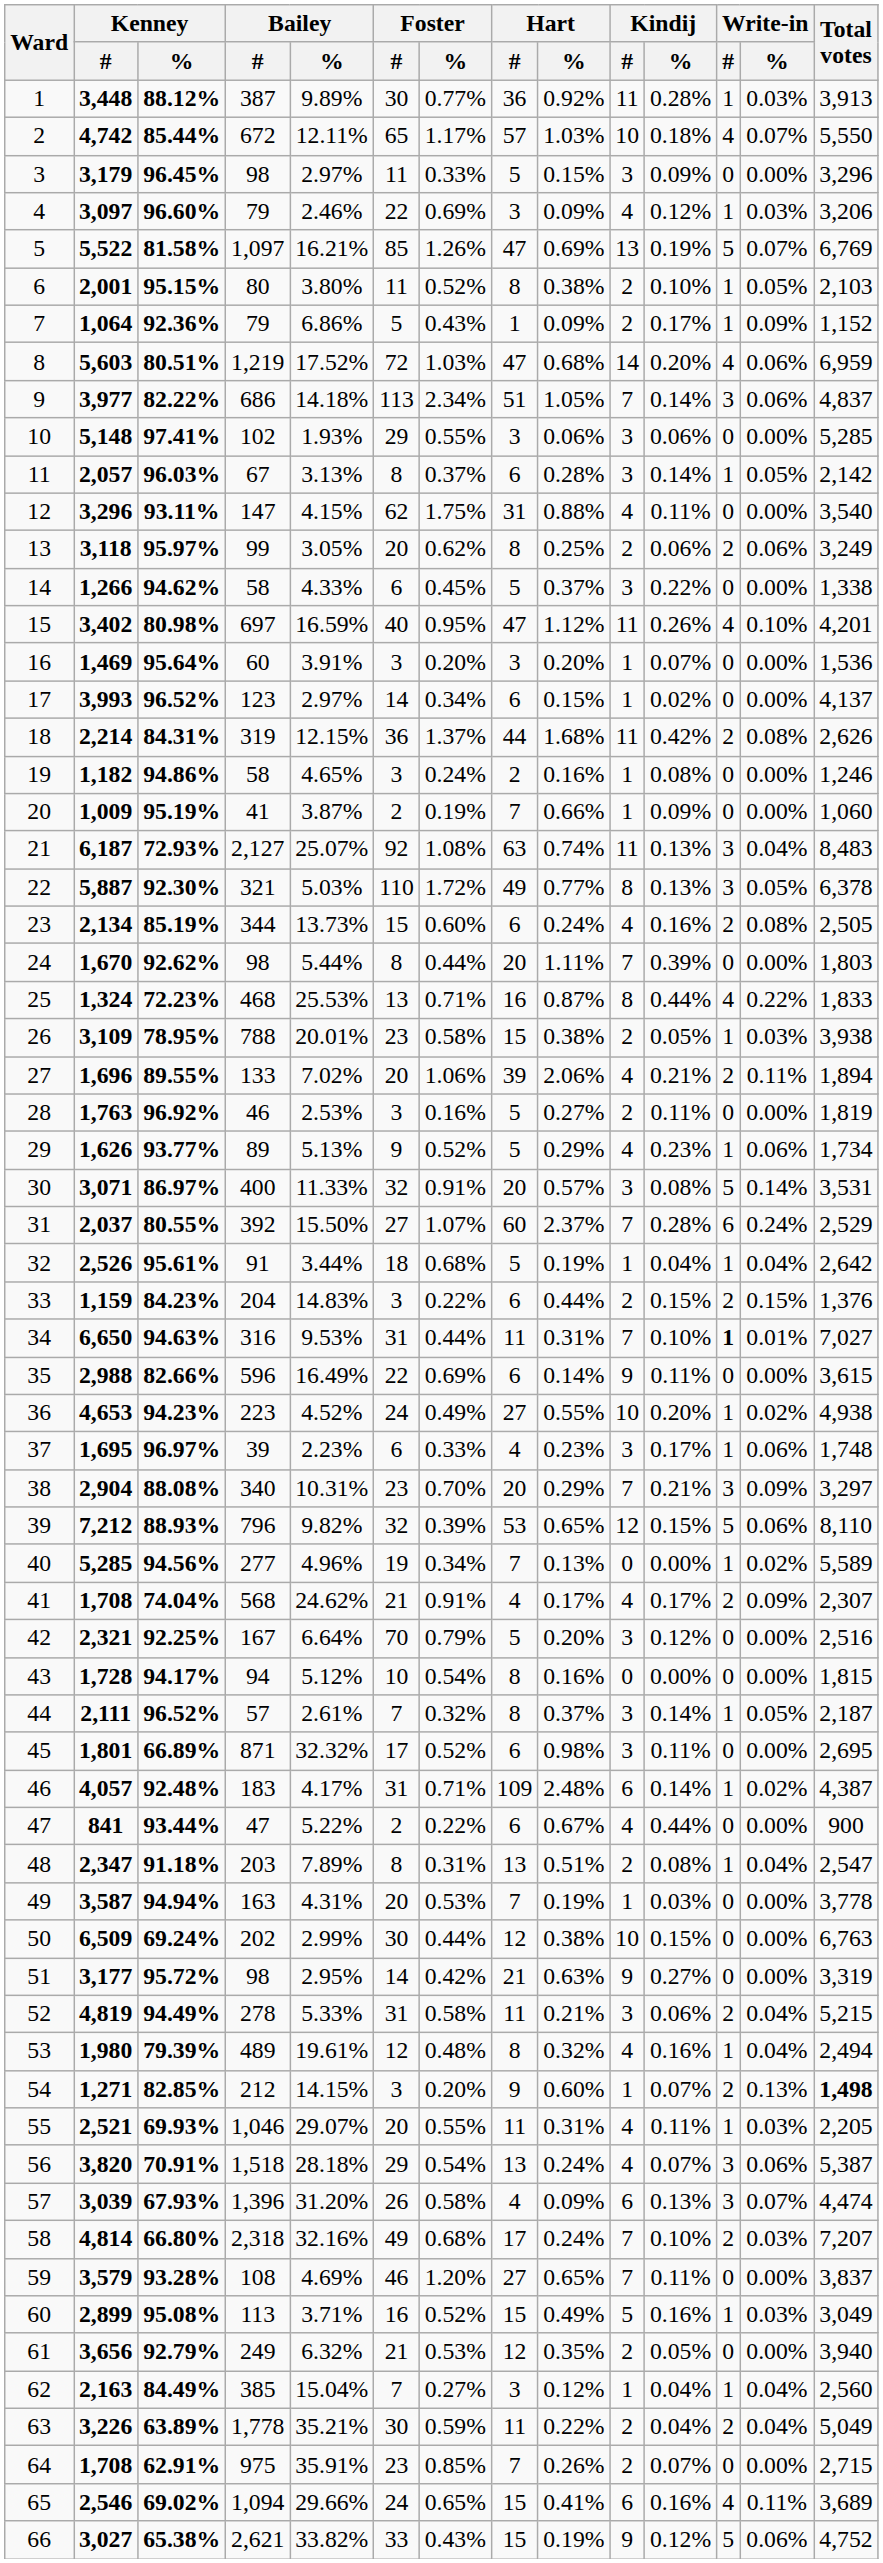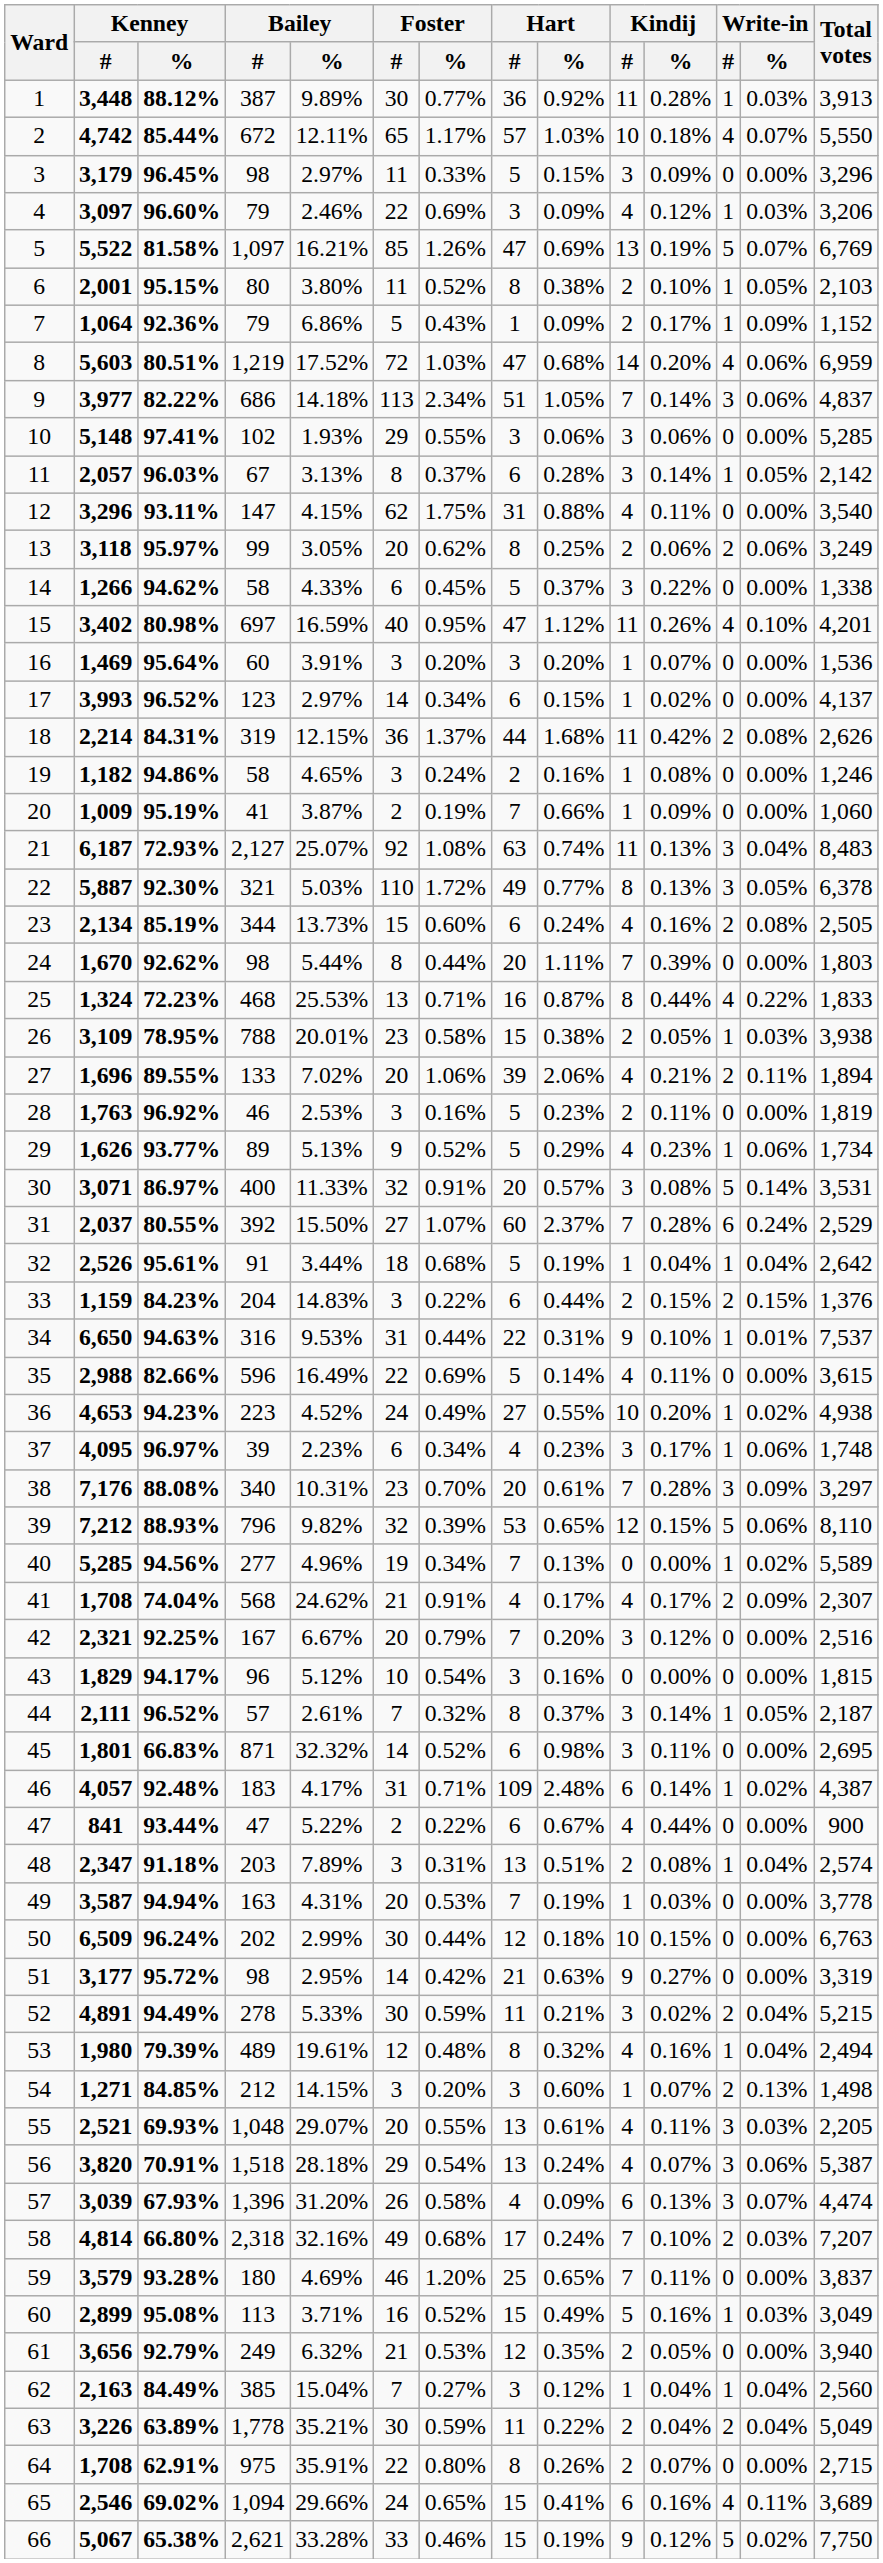(574, 1112) 0.27% -> (574, 1112) 0.23%
(515, 1337) 11 -> (515, 1337) 22
(627, 1337) 7 -> (627, 1337) 9
(728, 1337) bold -> (728, 1337) normal
(846, 1337) 7,027 -> (846, 1337) 7,537
(515, 1375) 6 -> (515, 1375) 5
(627, 1375) 9 -> (627, 1375) 4
(106, 1450) 1,695 -> (106, 1450) 4,095
(455, 1450) 0.33% -> (455, 1450) 0.34%
(106, 1487) 2,904 -> (106, 1487) 7,176
(574, 1487) 0.29% -> (574, 1487) 0.61%
(681, 1487) 0.21% -> (681, 1487) 0.28%
(332, 1638) 6.64% -> (332, 1638) 6.67%
(397, 1638) 70 -> (397, 1638) 20
(515, 1638) 5 -> (515, 1638) 7
(106, 1675) 1,728 -> (106, 1675) 1,829
(258, 1675) 94 -> (258, 1675) 96
(515, 1675) 8 -> (515, 1675) 3
(182, 1750) 66.89% -> (182, 1750) 66.83%
(397, 1750) 17 -> (397, 1750) 14
(397, 1863) 8 -> (397, 1863) 3
(846, 1863) 2,547 -> (846, 1863) 2,574
(182, 1938) 69.24% -> (182, 1938) 96.24%
(574, 1938) 0.38% -> (574, 1938) 0.18%
(106, 2013) 4,819 -> (106, 2013) 4,891
(397, 2013) 31 -> (397, 2013) 30
(455, 2013) 0.58% -> (455, 2013) 0.59%
(681, 2013) 0.06% -> (681, 2013) 0.02%
(182, 2088) 82.85% -> (182, 2088) 84.85%
(515, 2088) 9 -> (515, 2088) 3
(846, 2088) bold -> (846, 2088) normal
(258, 2126) 1,046 -> (258, 2126) 1,048
(515, 2126) 11 -> (515, 2126) 13
(574, 2126) 0.31% -> (574, 2126) 0.61%
(728, 2126) 1 -> (728, 2126) 3
(258, 2276) 108 -> (258, 2276) 180
(515, 2276) 27 -> (515, 2276) 25
(397, 2464) 23 -> (397, 2464) 22
(455, 2464) 0.85% -> (455, 2464) 0.80%
(515, 2464) 7 -> (515, 2464) 8
(106, 2539) 3,027 -> (106, 2539) 5,067
(332, 2539) 33.82% -> (332, 2539) 33.28%
(455, 2539) 0.43% -> (455, 2539) 0.46%
(777, 2539) 0.06% -> (777, 2539) 0.02%
(846, 2539) 4,752 -> (846, 2539) 7,750
